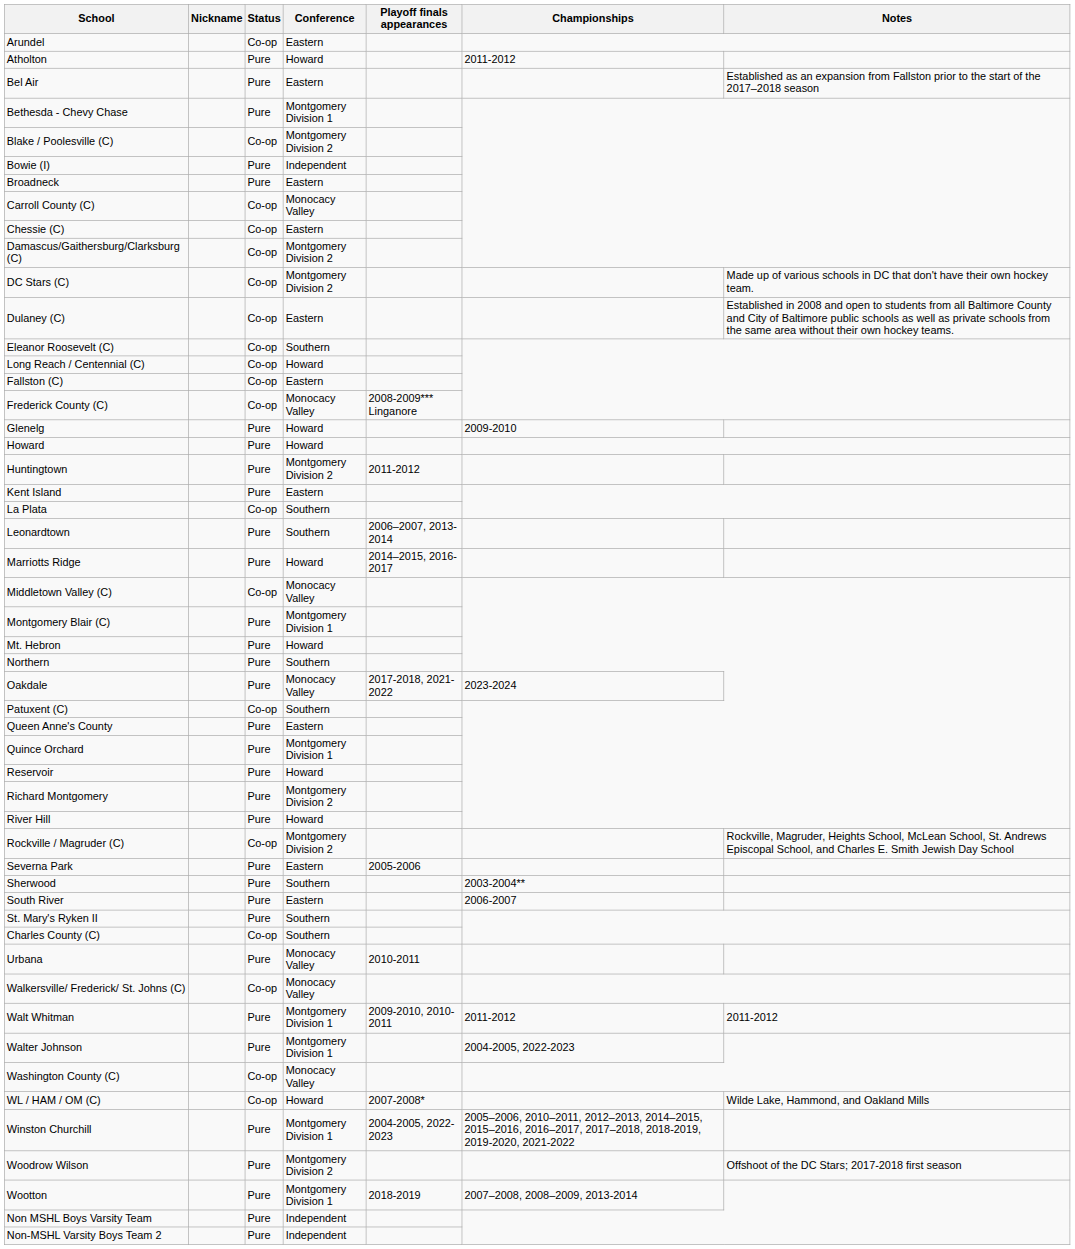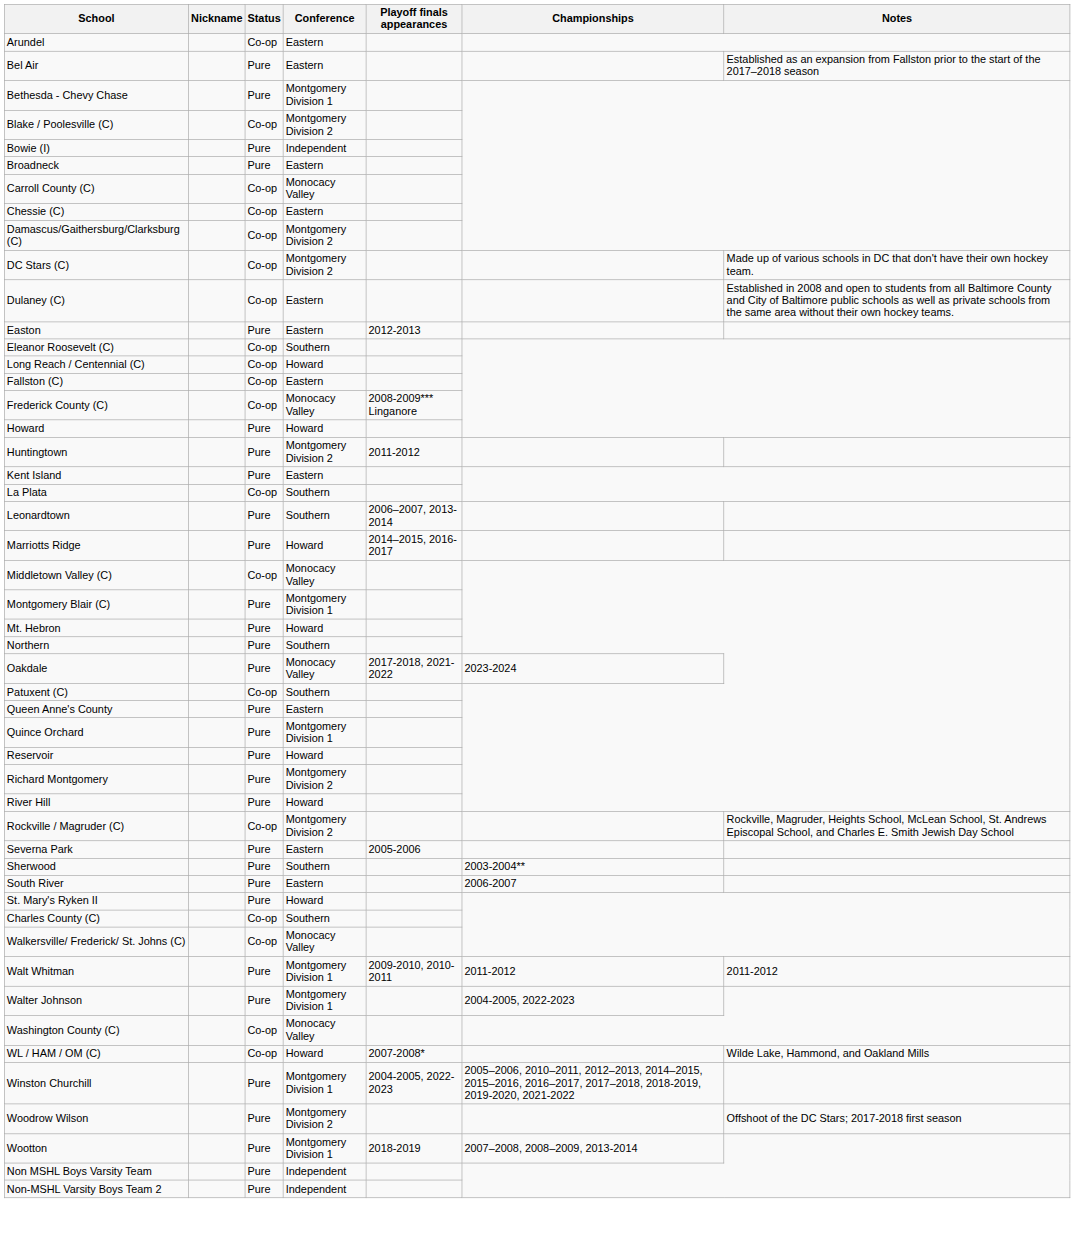- row: (27, 59)
+ row: (24, 330)
- row: (26, 428)
(308, 918) Southern -> (304, 901) Howard
- row: (25, 959)
